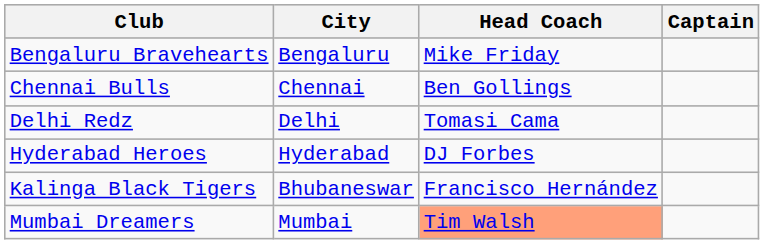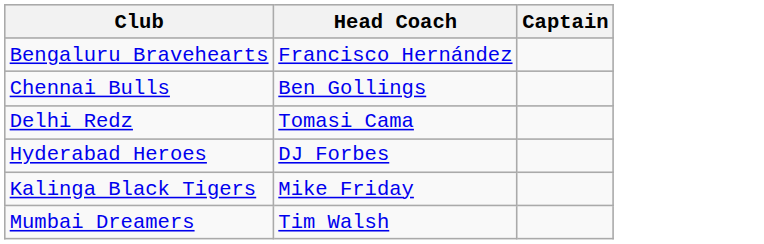- column: (346, 22)
(491, 55) Mike Friday -> (395, 55) Francisco Hernández
(541, 189) Francisco Hernández -> (346, 189) Mike Friday
(479, 222) lightsalmon background -> (334, 222) no background
